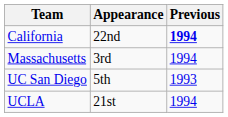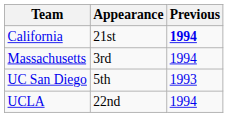(107, 36) 22nd -> (104, 36) 21st
(104, 101) 21st -> (107, 101) 22nd
